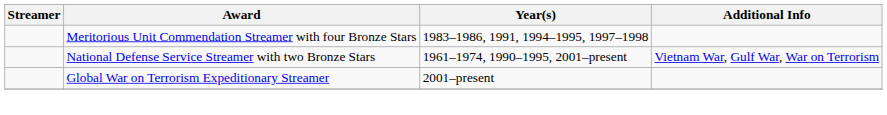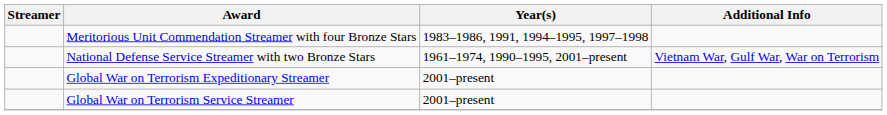+ row: (180, 99)
